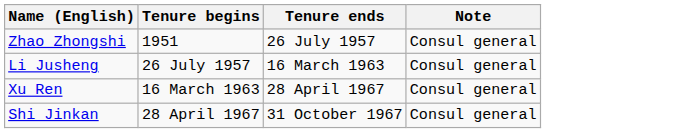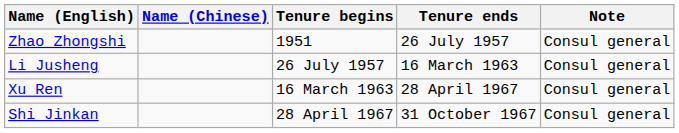+ column: (205, 17)
